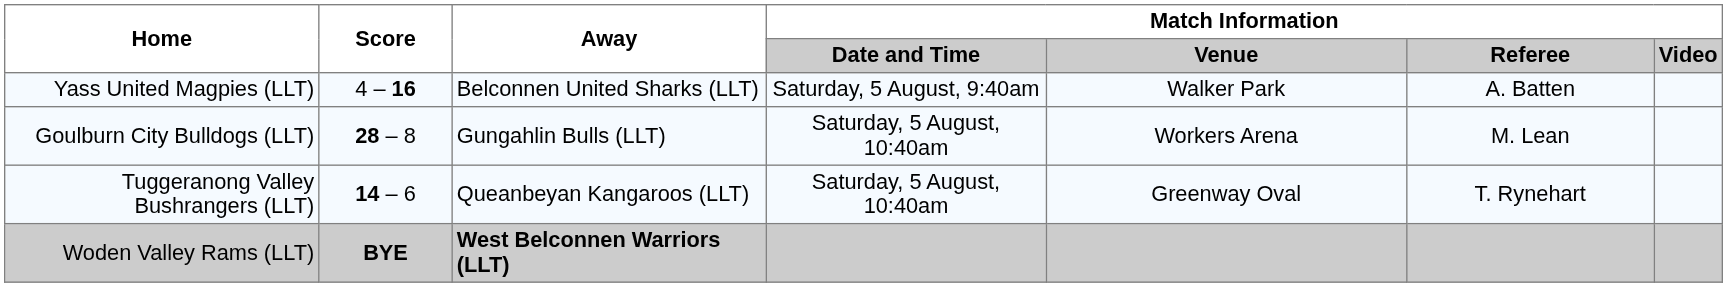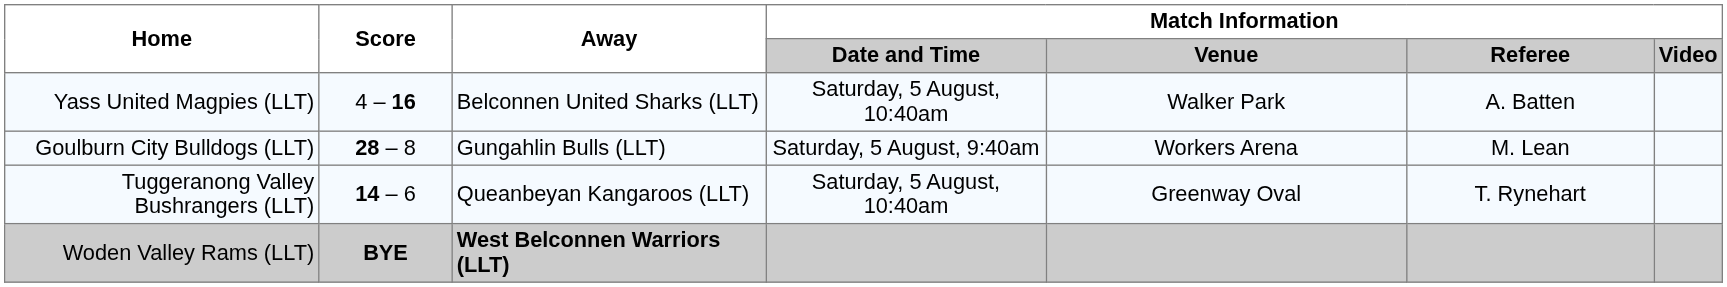(906, 89) Saturday, 5 August, 9:40am -> (906, 101) Saturday, 5 August, 10:40am
(906, 135) Saturday, 5 August, 10:40am -> (906, 147) Saturday, 5 August, 9:40am
